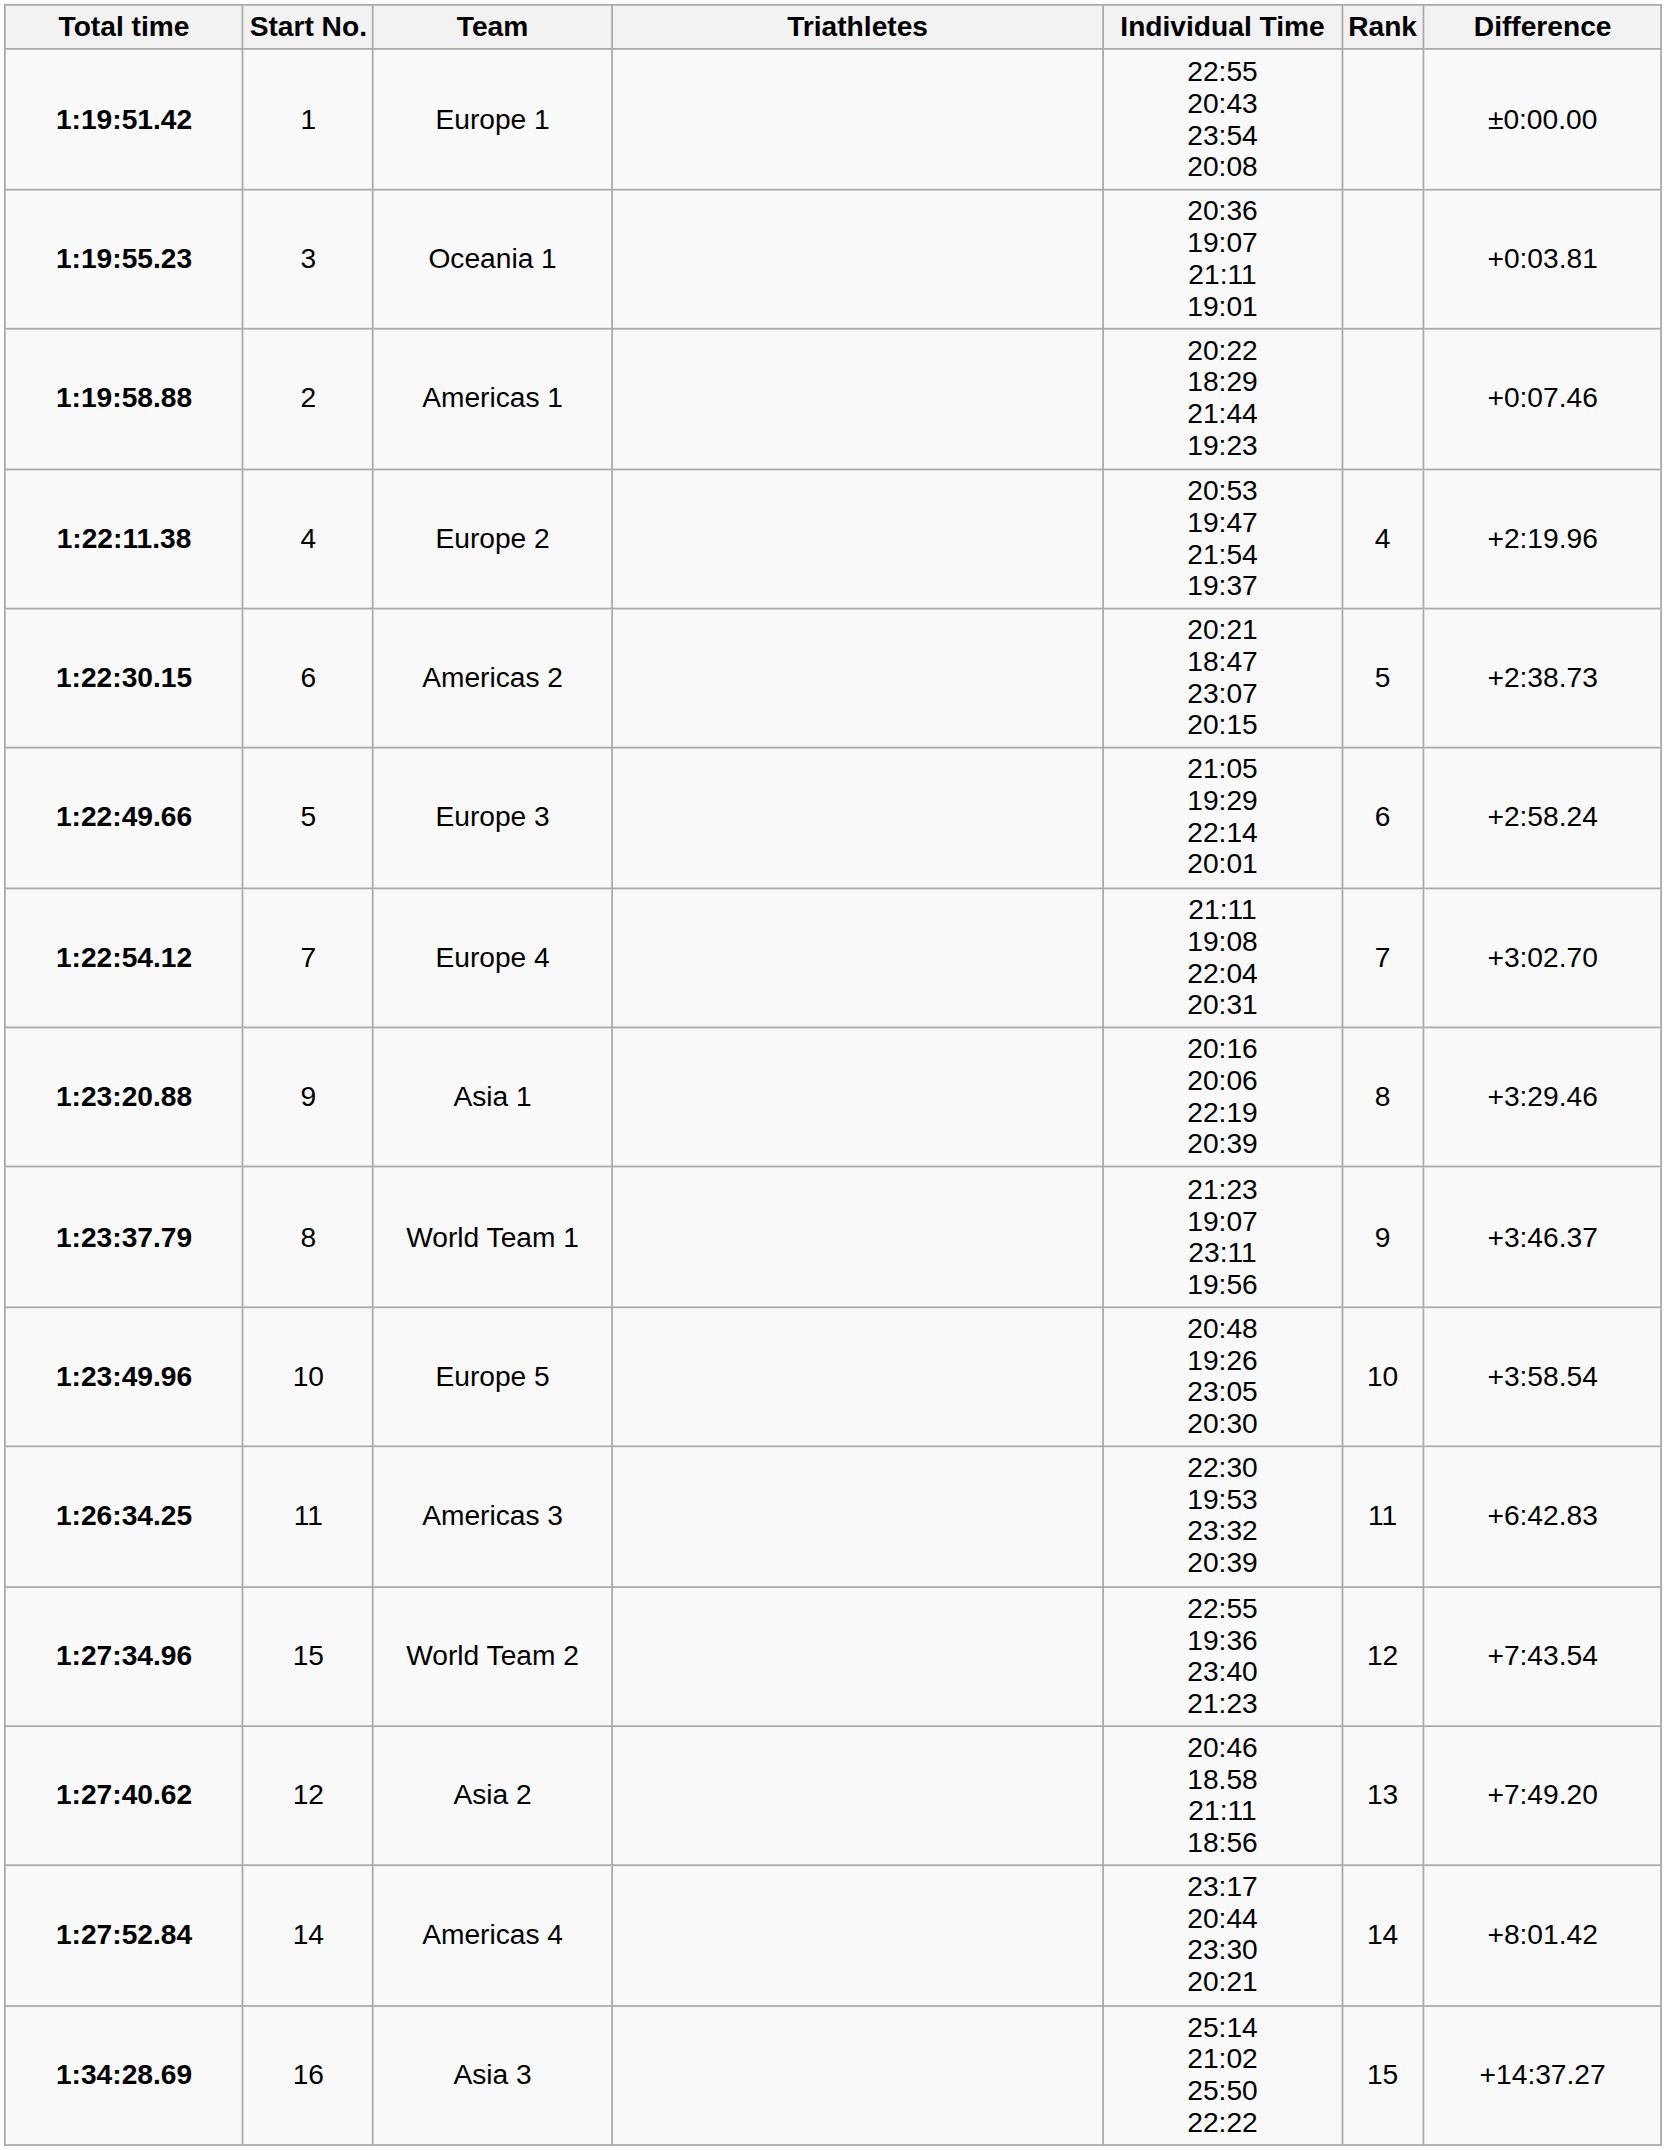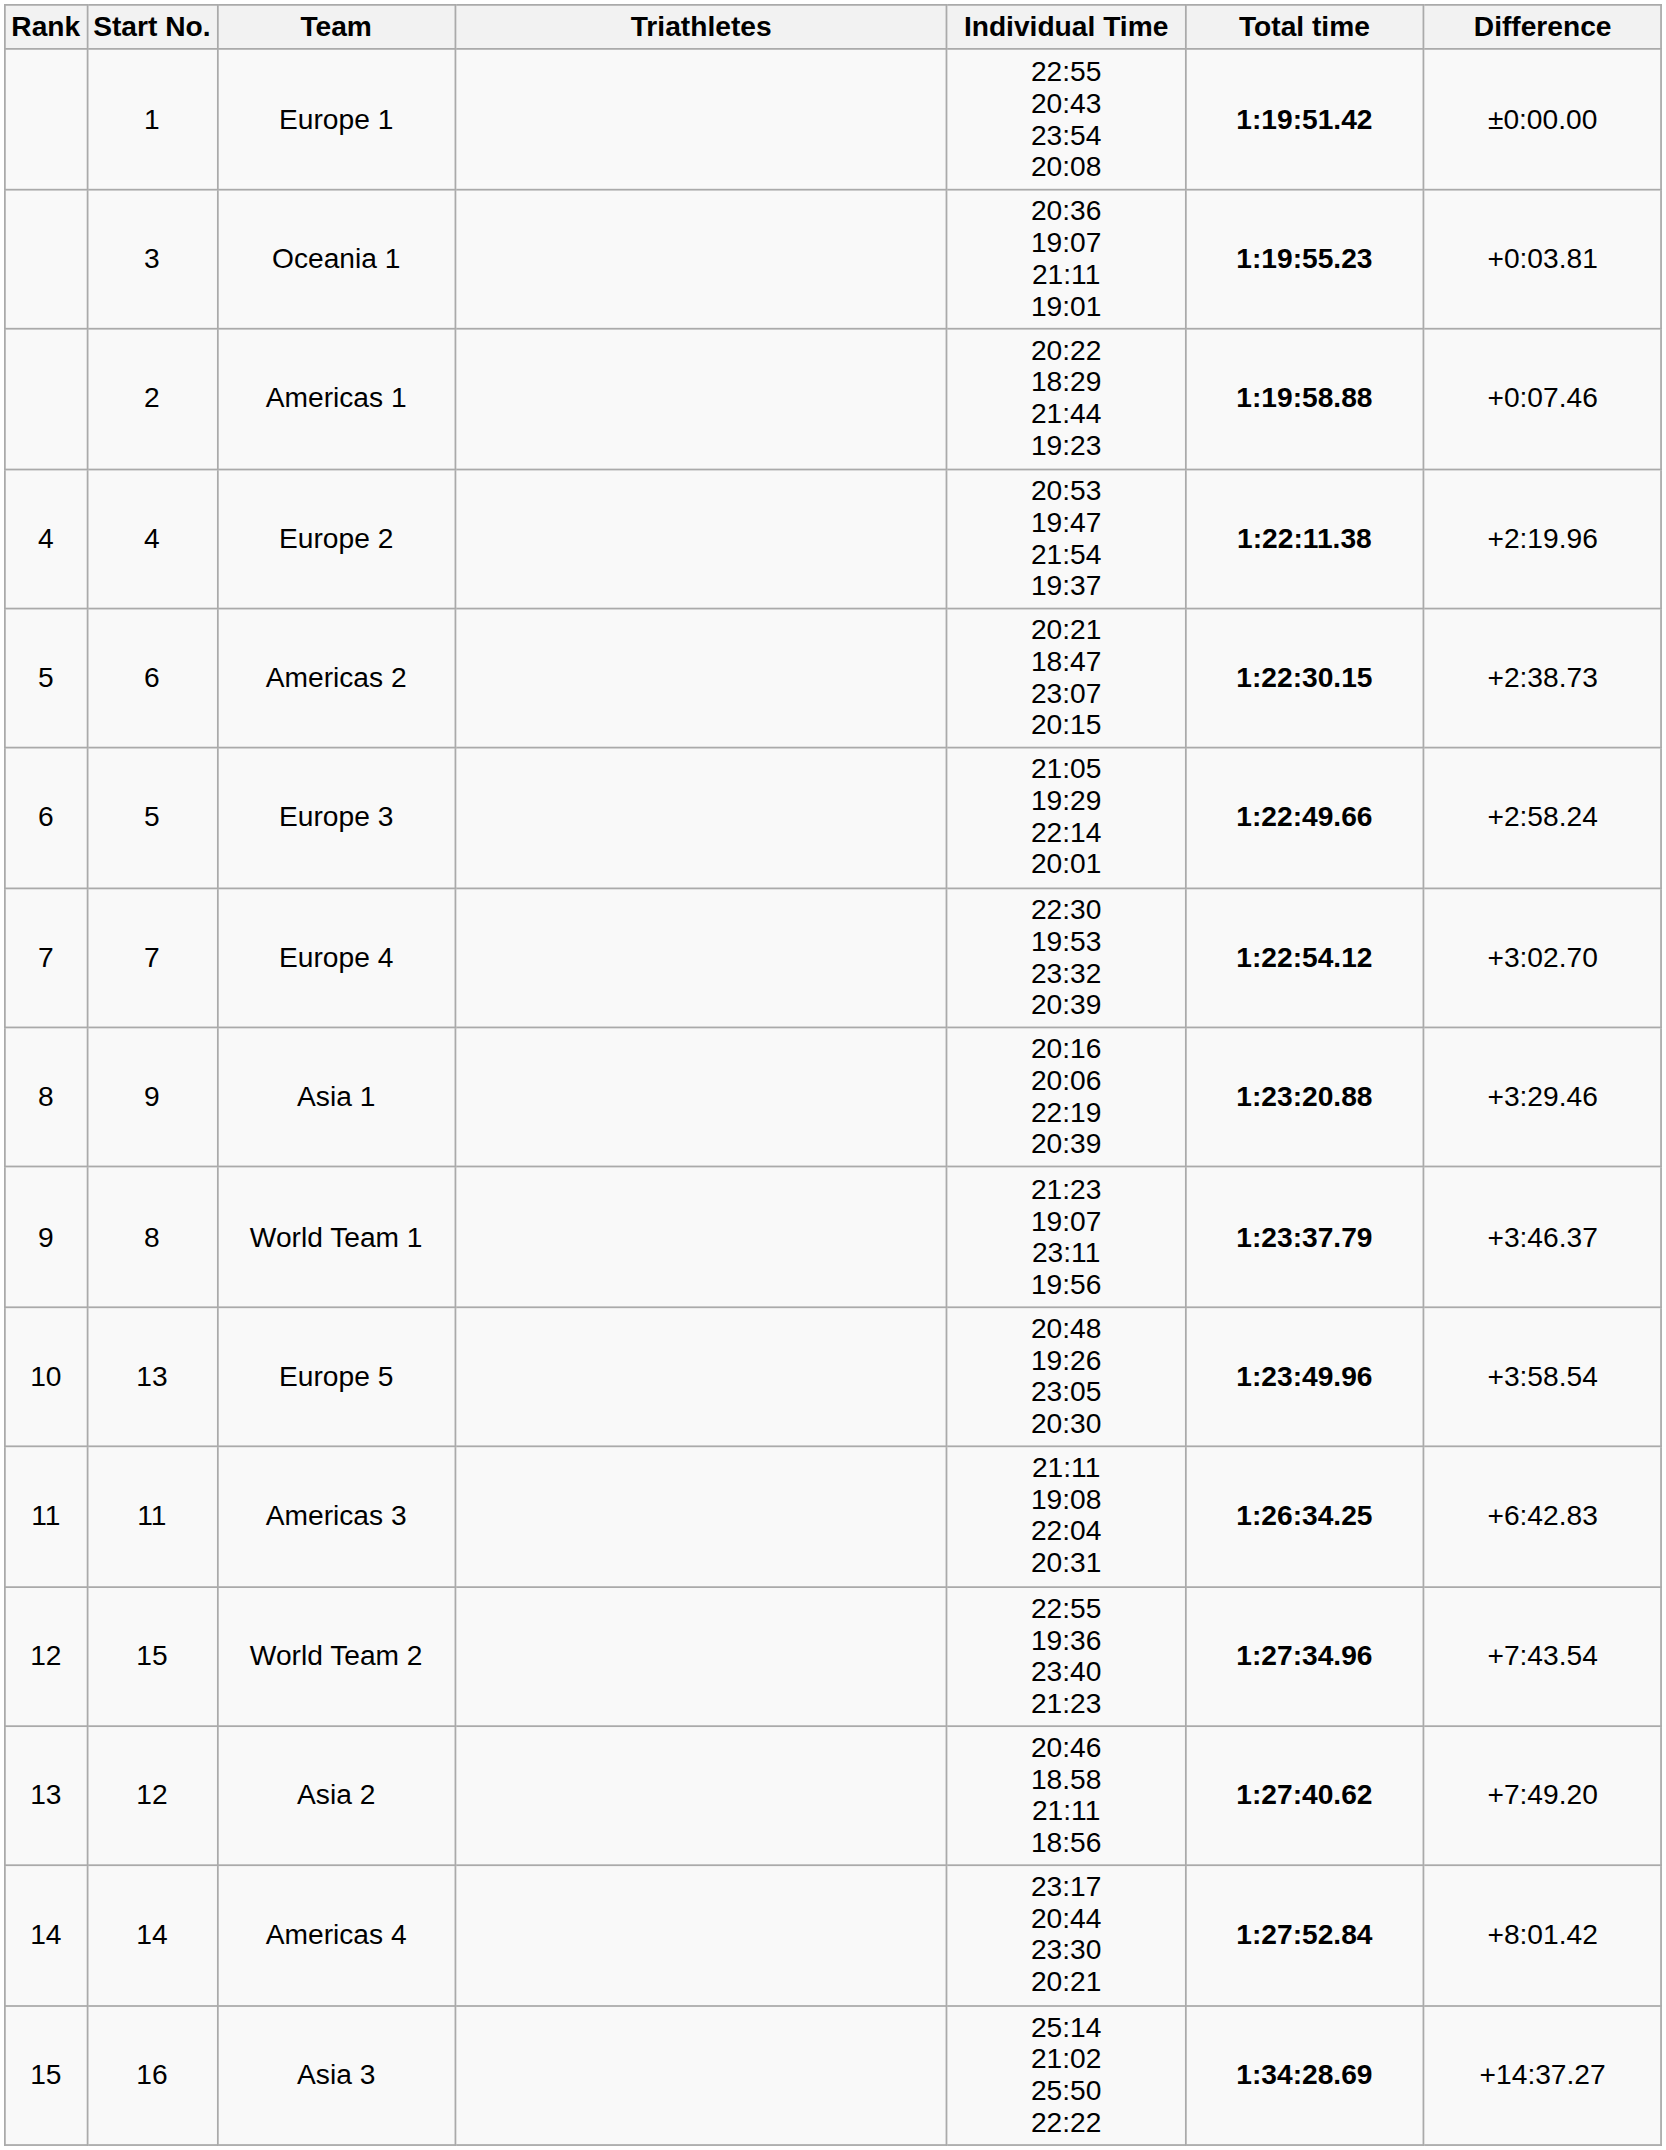columns swapped: (1383, 26) <-> (124, 26)
(1223, 957) 21:11 19:08 22:04 20:31 -> (1066, 957) 22:30 19:53 23:32 20:39
(308, 1376) 10 -> (152, 1376) 13
(1223, 1516) 22:30 19:53 23:32 20:39 -> (1066, 1516) 21:11 19:08 22:04 20:31
